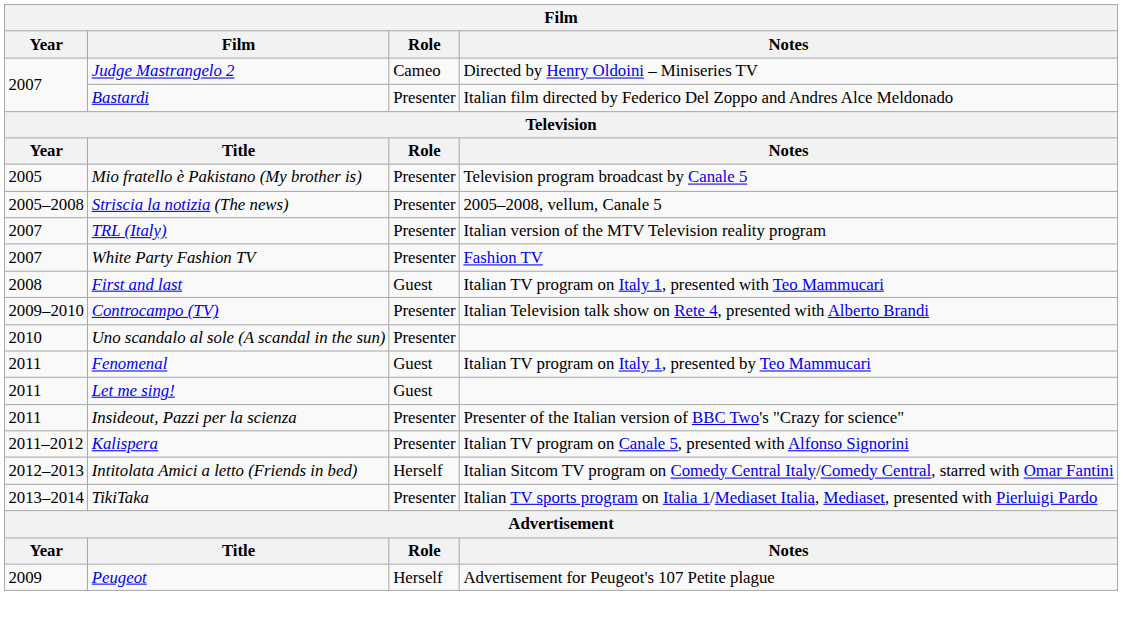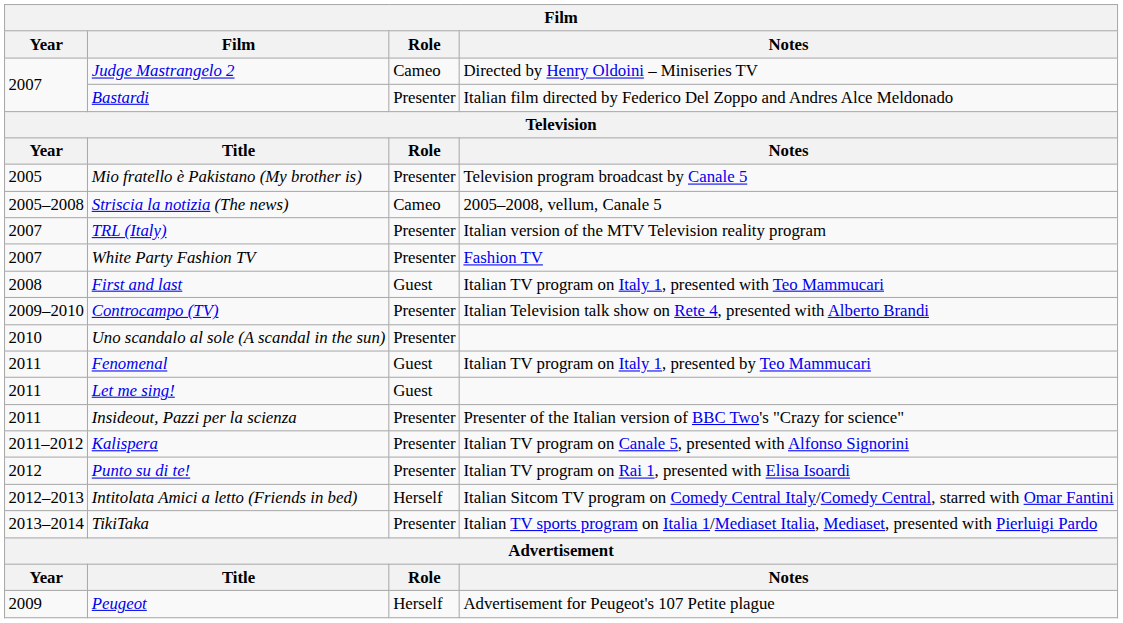(424, 204) Presenter -> (417, 204) Cameo
+ row: (141, 470)
